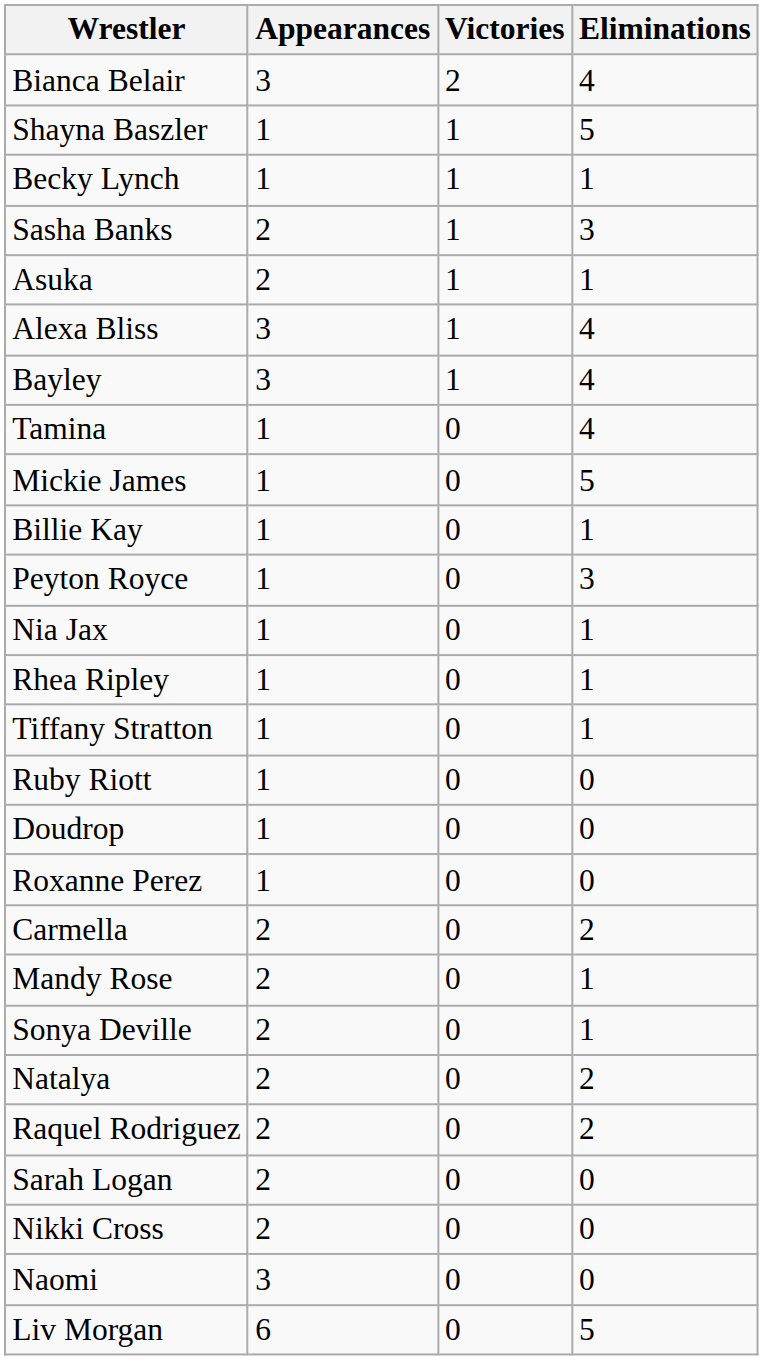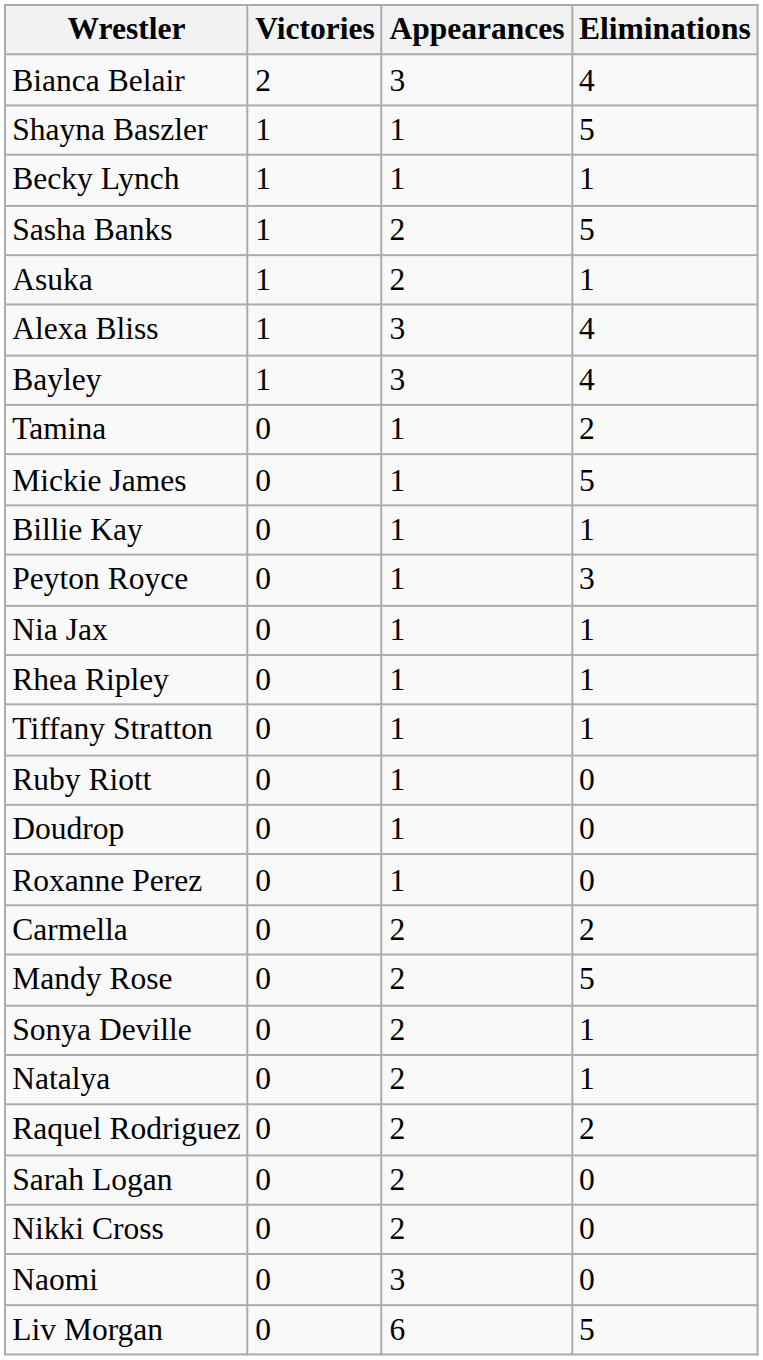columns swapped: (505, 29) <-> (343, 29)
(587, 229) 3 -> (587, 229) 5
(587, 429) 4 -> (587, 429) 2
(587, 979) 1 -> (587, 979) 5
(587, 1079) 2 -> (587, 1079) 1
